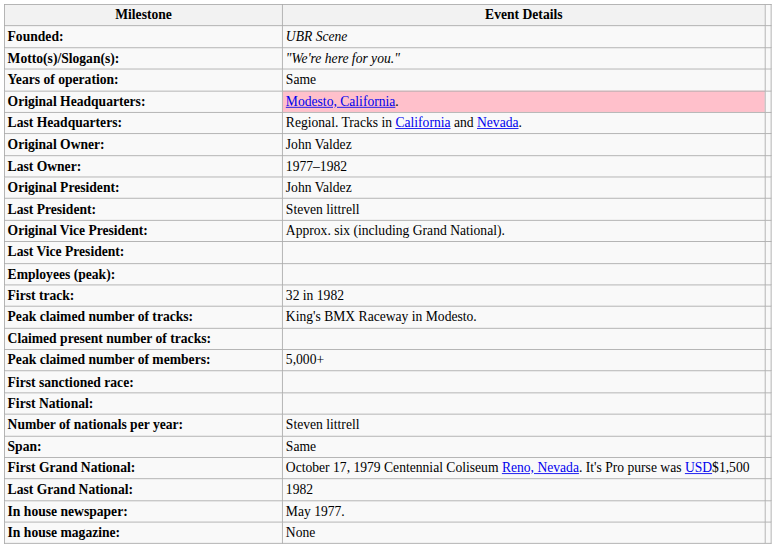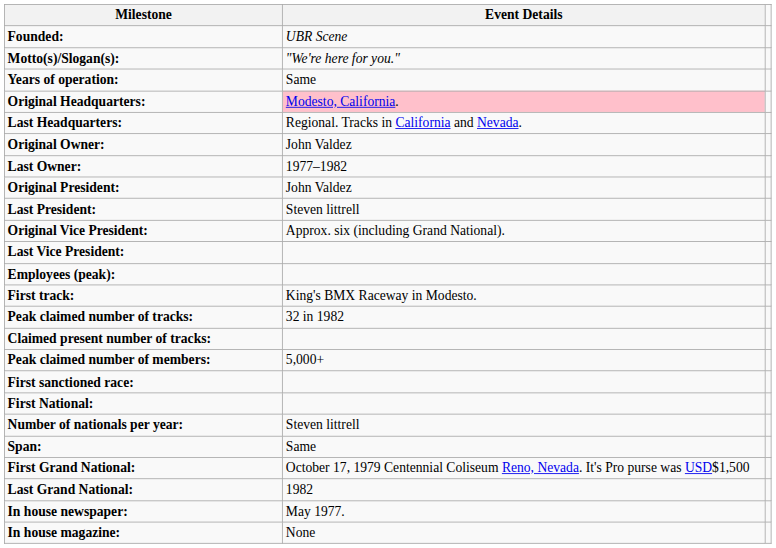(315, 295) 32 in 1982 -> (381, 295) King's BMX Raceway in Modesto.
(381, 317) King's BMX Raceway in Modesto. -> (315, 317) 32 in 1982
